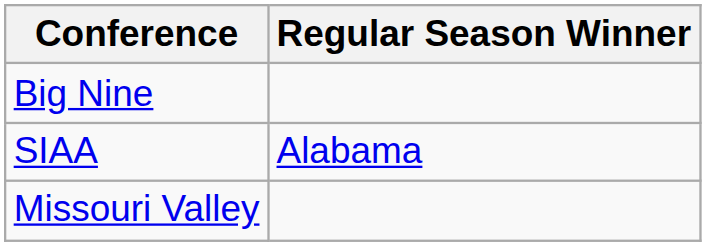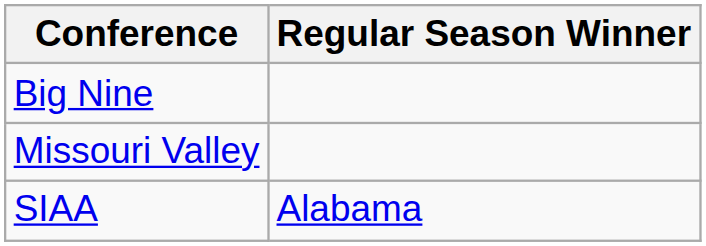rows swapped: (137, 209) <-> (56, 151)
